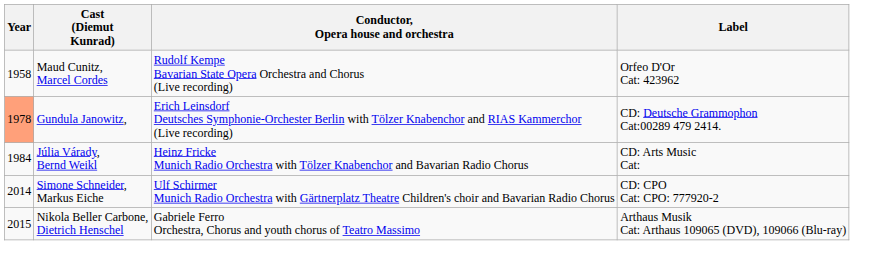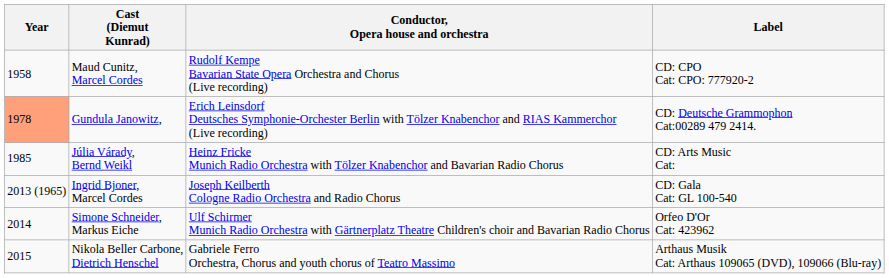(650, 73) Orfeo D'Or Cat: 423962 -> (705, 73) CD: CPO Cat: CPO: 777920-2
(19, 158) 1984 -> (19, 158) 1985
+ row: (107, 191)
(670, 191) CD: CPO Cat: CPO: 777920-2 -> (685, 223) Orfeo D'Or Cat: 423962
